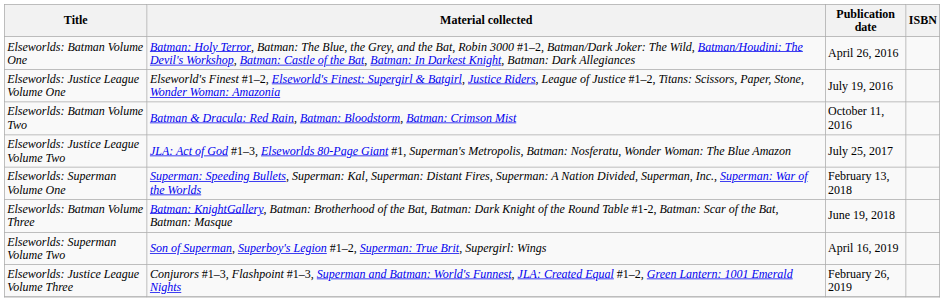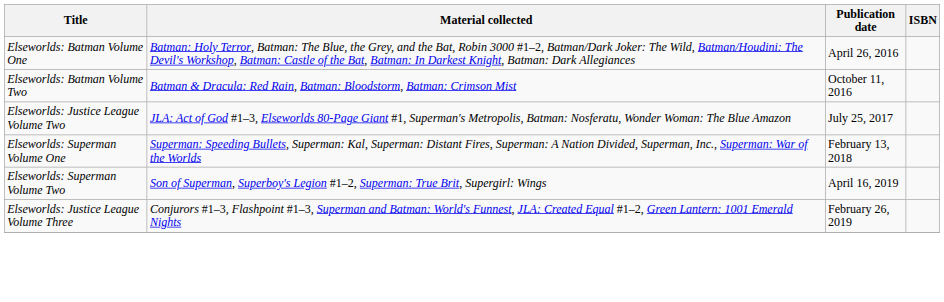- row: (73, 85)
- row: (75, 215)
